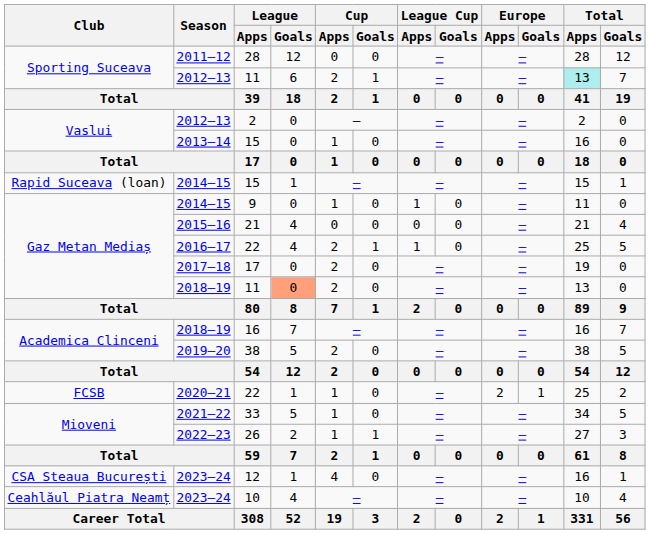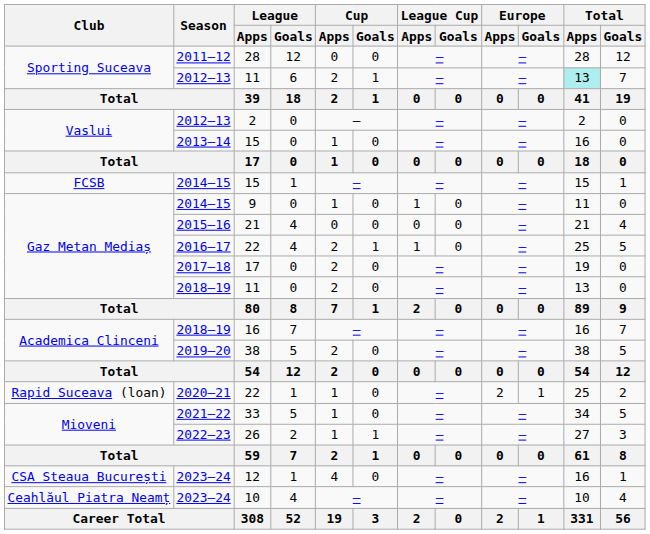(89, 183) Rapid Suceava (loan) -> (89, 183) FCSB
(293, 288) lightsalmon background -> (293, 288) no background
(89, 393) FCSB -> (89, 393) Rapid Suceava (loan)
